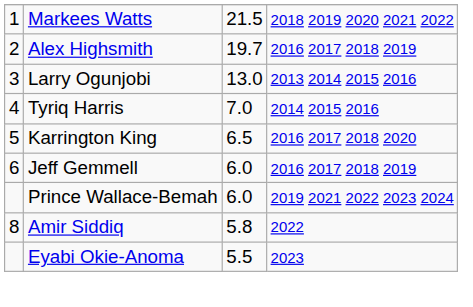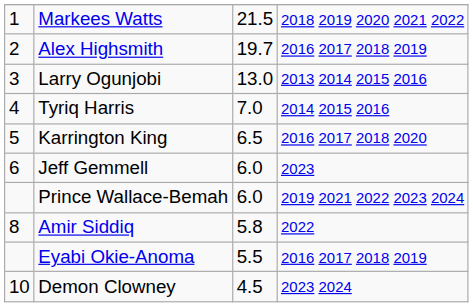(343, 168) 2016 2017 2018 2019 -> (298, 168) 2023
(287, 257) 2023 -> (354, 257) 2016 2017 2018 2019
+ row: (107, 286)
